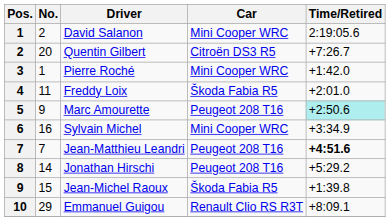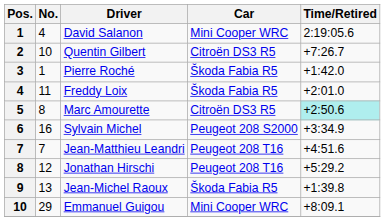(42, 33) 2 -> (42, 33) 4
(45, 52) 20 -> (45, 52) 10
(239, 71) Mini Cooper WRC -> (234, 71) Škoda Fabia R5
(42, 110) 9 -> (42, 110) 8
(237, 110) Peugeot 208 T16 -> (233, 110) Citroën DS3 R5
(239, 129) Mini Cooper WRC -> (244, 129) Peugeot 208 S2000
(330, 149) bold -> (324, 149) normal
(45, 168) 14 -> (45, 168) 12
(45, 187) 15 -> (45, 187) 13
(247, 206) Renault Clio RS R3T -> (239, 206) Mini Cooper WRC
